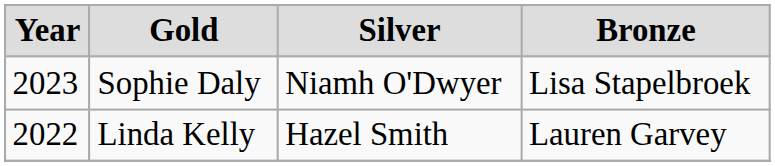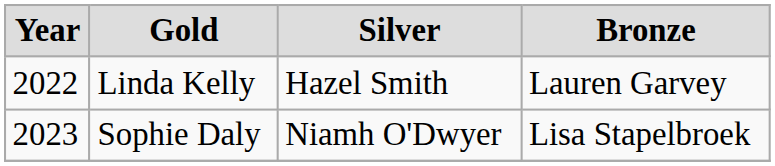rows swapped: (176, 134) <-> (179, 82)
